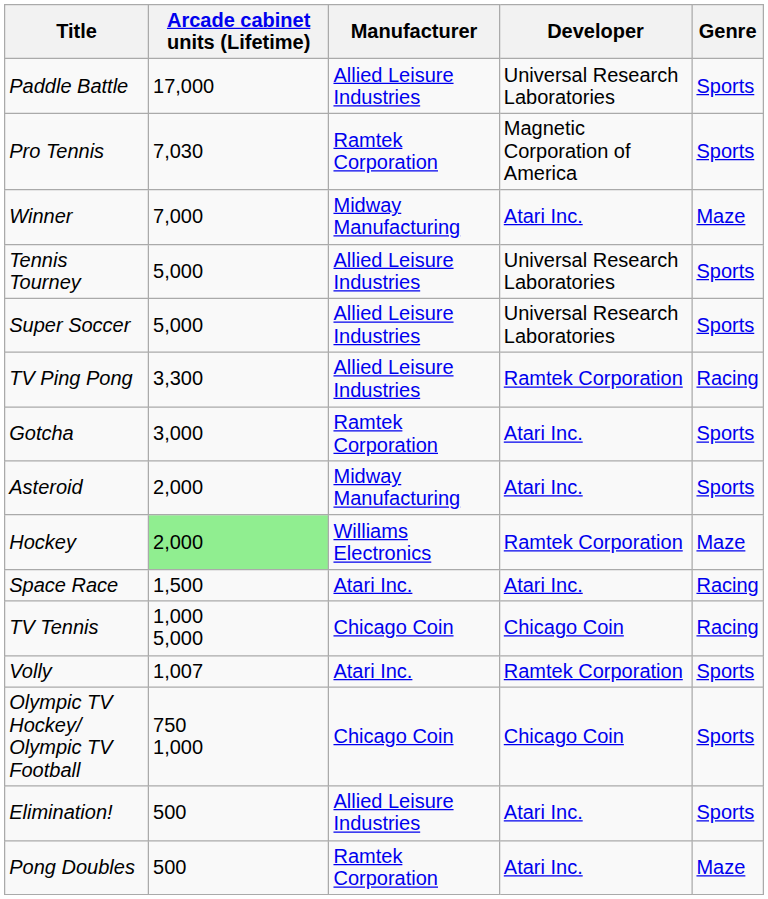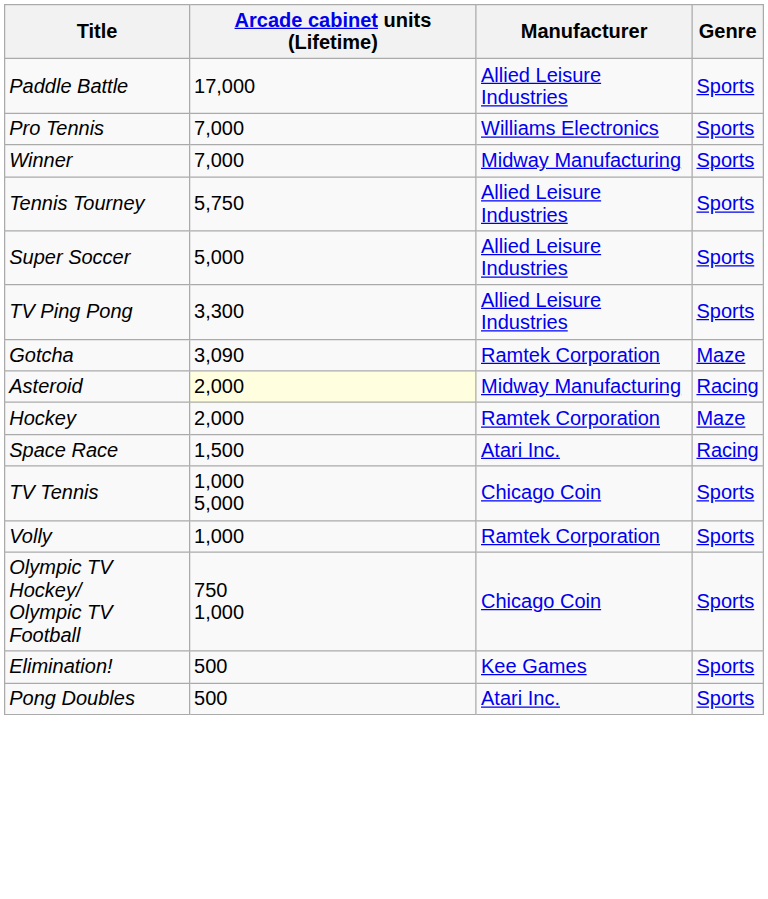- column: (596, 31)
(178, 151) 7,030 -> (219, 128) 7,000
(386, 151) Ramtek Corporation -> (570, 128) Williams Electronics
(721, 216) Maze -> (725, 160) Sports
(178, 270) 5,000 -> (219, 203) 5,750
(728, 379) Racing -> (725, 311) Sports
(178, 433) 3,000 -> (219, 354) 3,090
(725, 433) Sports -> (721, 354) Maze
(178, 487) no background -> (219, 386) lightyellow background
(725, 487) Sports -> (728, 386) Racing
(178, 542) lightgreen background -> (219, 418) no background
(382, 542) Williams Electronics -> (571, 418) Ramtek Corporation
(728, 628) Racing -> (725, 493) Sports
(178, 670) 1,007 -> (219, 535) 1,000
(373, 670) Atari Inc. -> (571, 535) Ramtek Corporation
(394, 813) Allied Leisure Industries -> (534, 666) Kee Games
(386, 867) Ramtek Corporation -> (520, 698) Atari Inc.
(721, 867) Maze -> (725, 698) Sports
